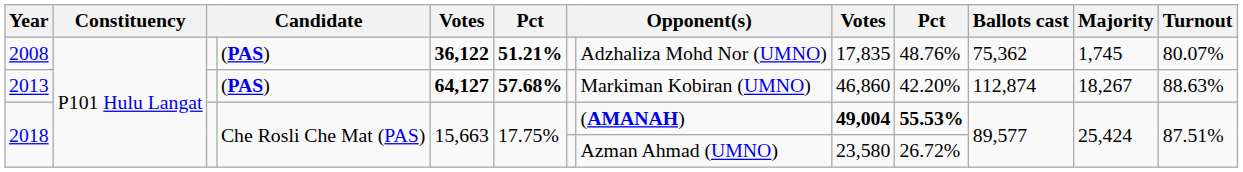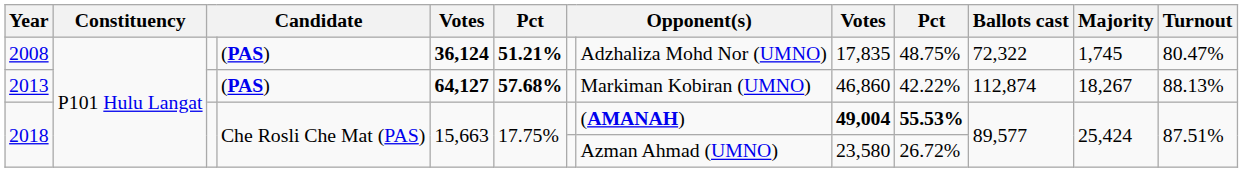(462, 53) 36,122 -> (462, 53) 36,124
(930, 53) 48.76% -> (930, 53) 48.75%
(1000, 53) 75,362 -> (1000, 53) 72,322
(1193, 53) 80.07% -> (1193, 53) 80.47%
(930, 85) 42.20% -> (930, 85) 42.22%
(1193, 85) 88.63% -> (1193, 85) 88.13%
